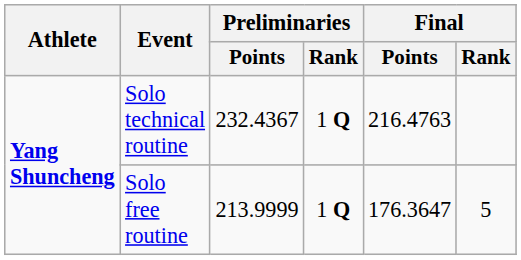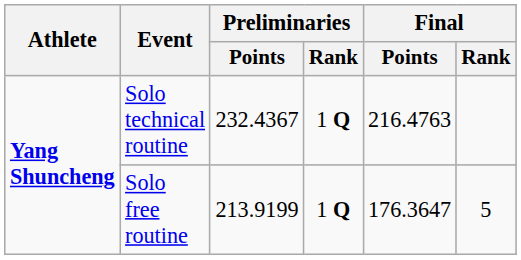(257, 209) 213.9999 -> (257, 209) 213.9199
